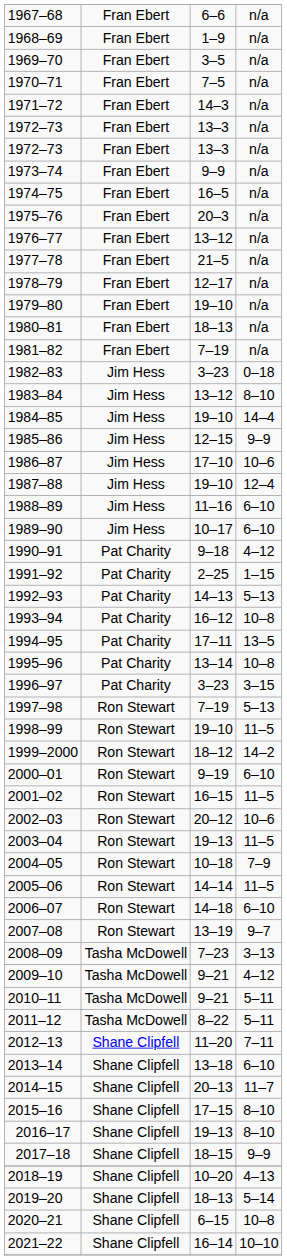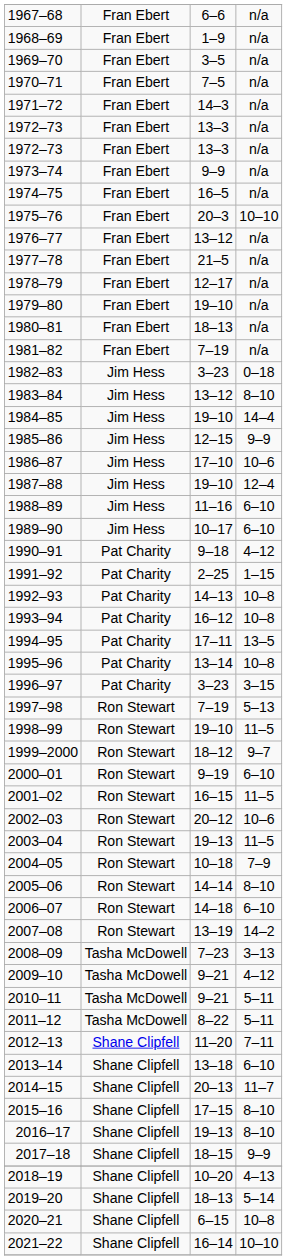(259, 216) n/a -> (259, 216) 10–10
(259, 596) 5–13 -> (259, 596) 10–8
(259, 752) 14–2 -> (259, 752) 9–7
(259, 886) 11–5 -> (259, 886) 8–10
(259, 931) 9–7 -> (259, 931) 14–2
